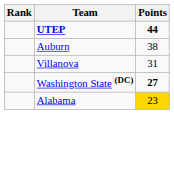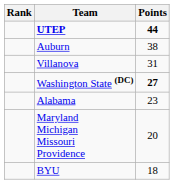(153, 100) gold background -> (153, 100) no background
+ row: (61, 135)
+ row: (48, 171)
